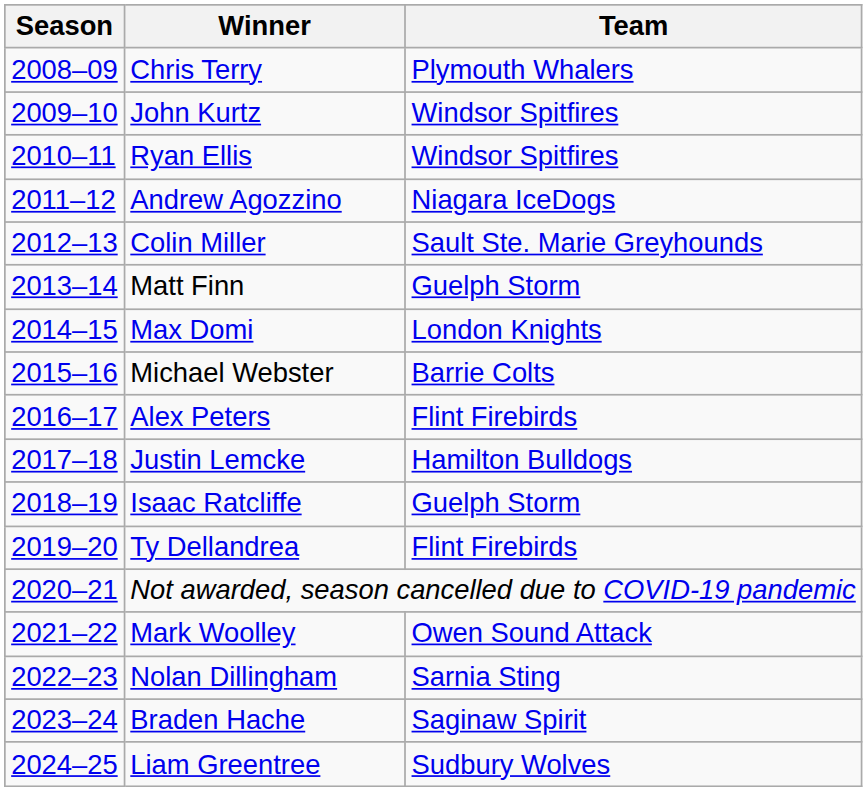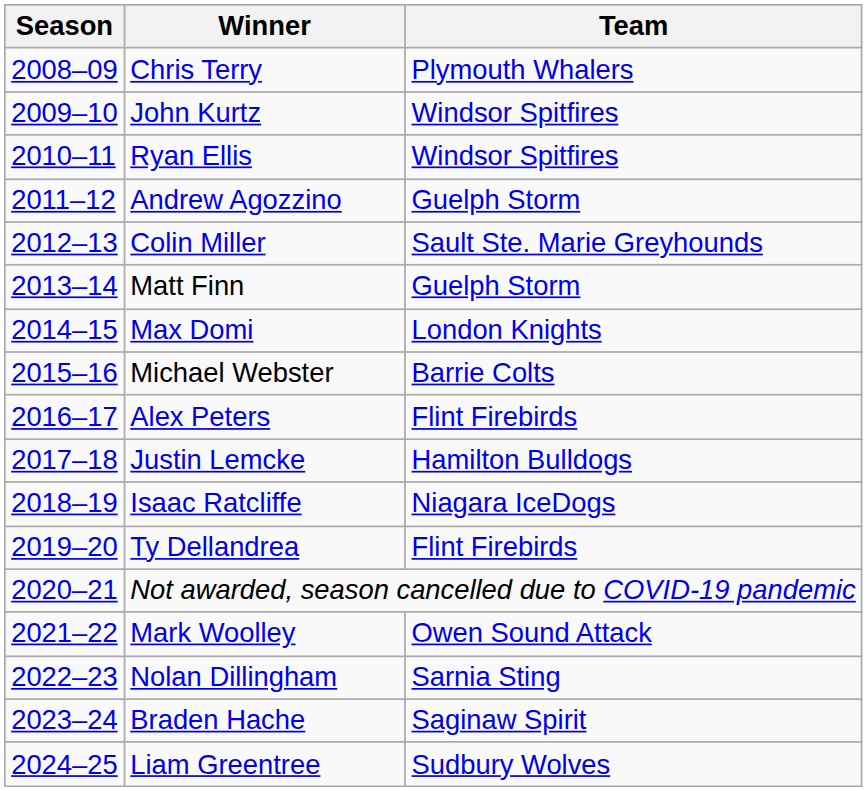(513, 199) Niagara IceDogs -> (496, 199) Guelph Storm
(496, 503) Guelph Storm -> (513, 503) Niagara IceDogs
